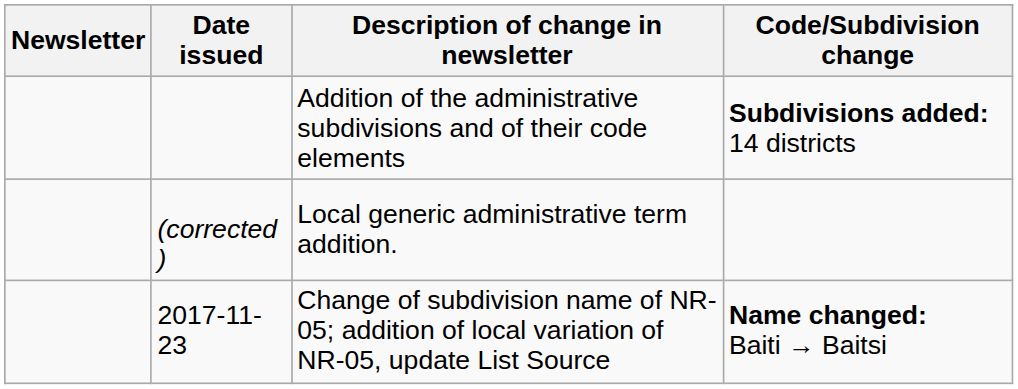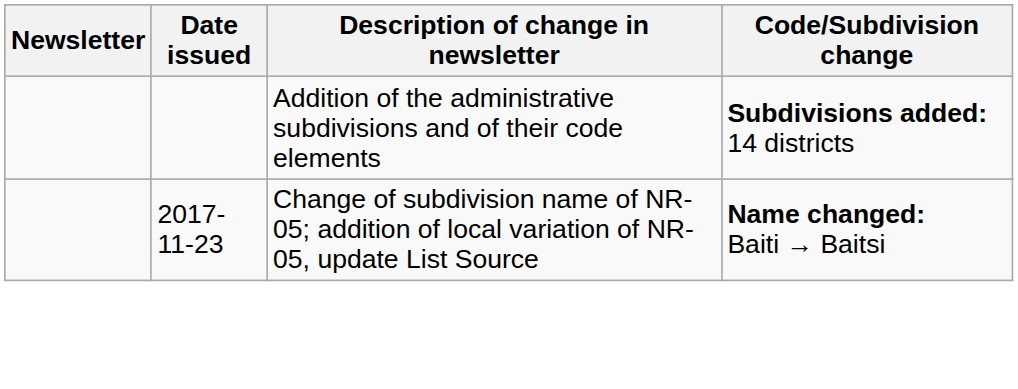- row: (492, 229)
